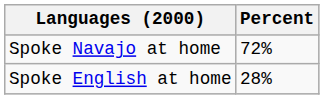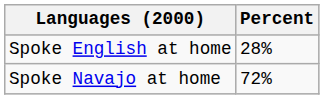rows swapped: (115, 49) <-> (120, 79)
